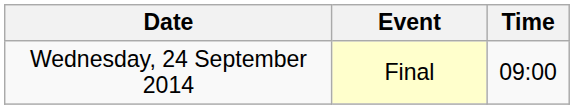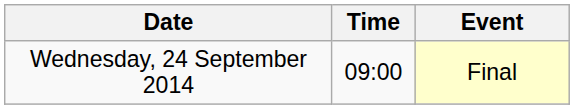columns swapped: (528, 22) <-> (409, 22)
